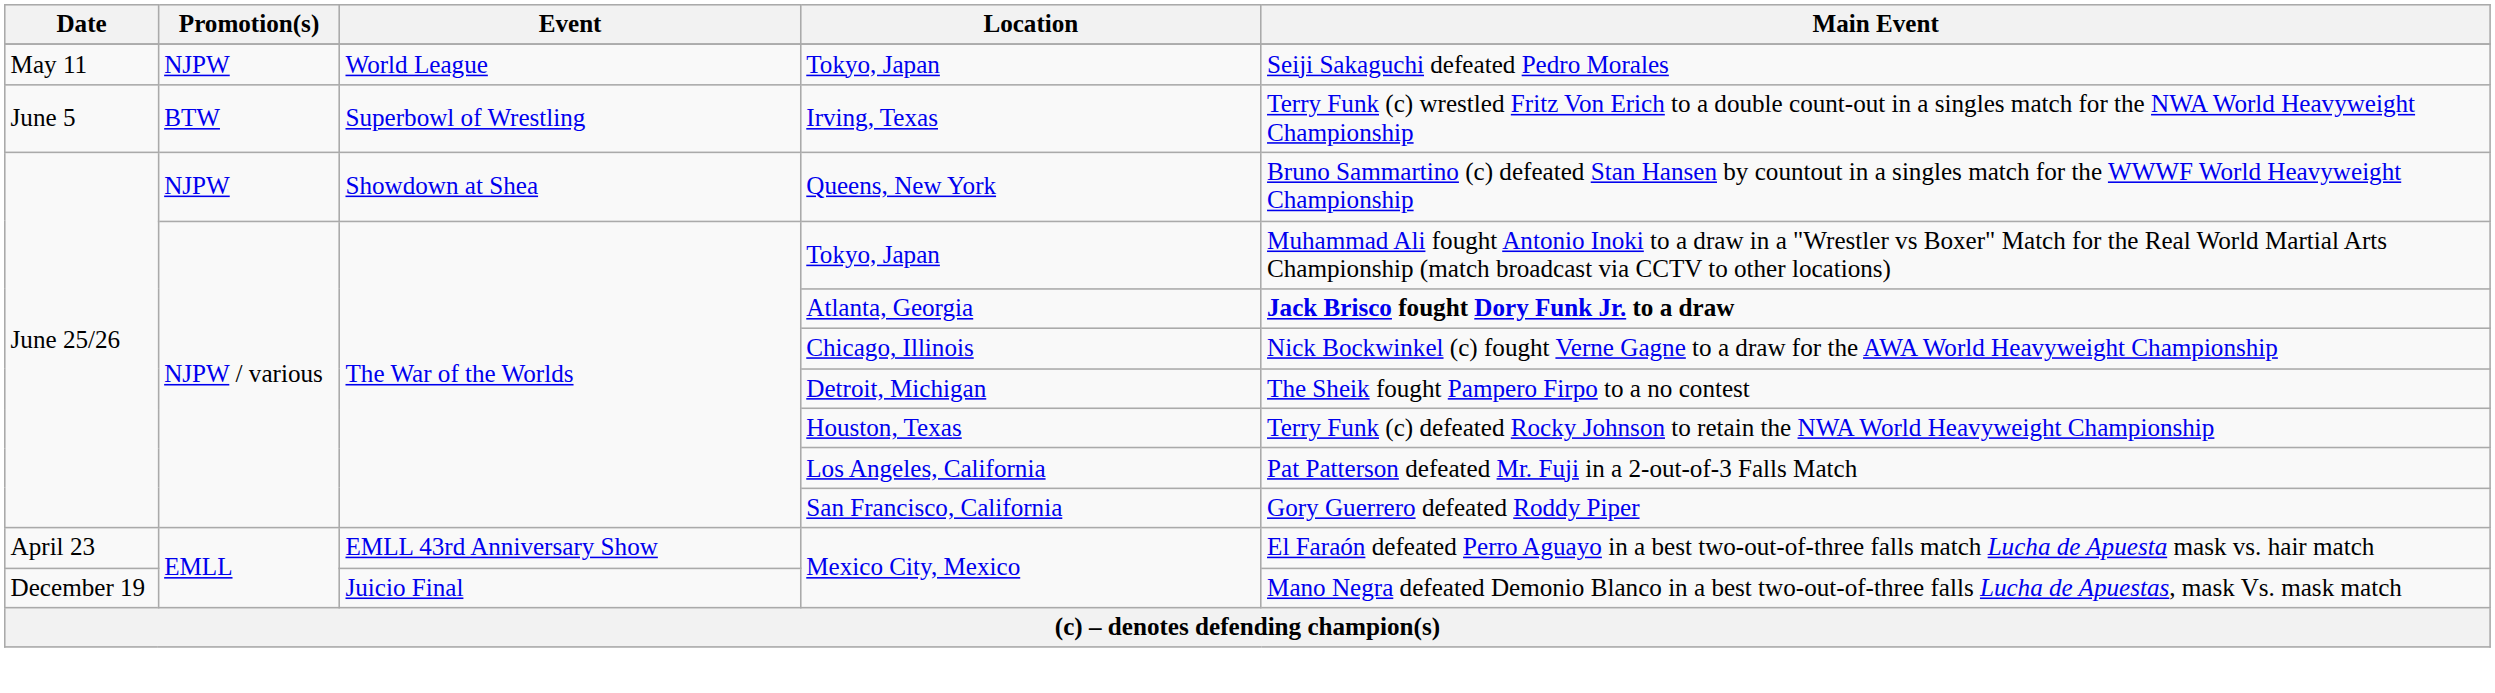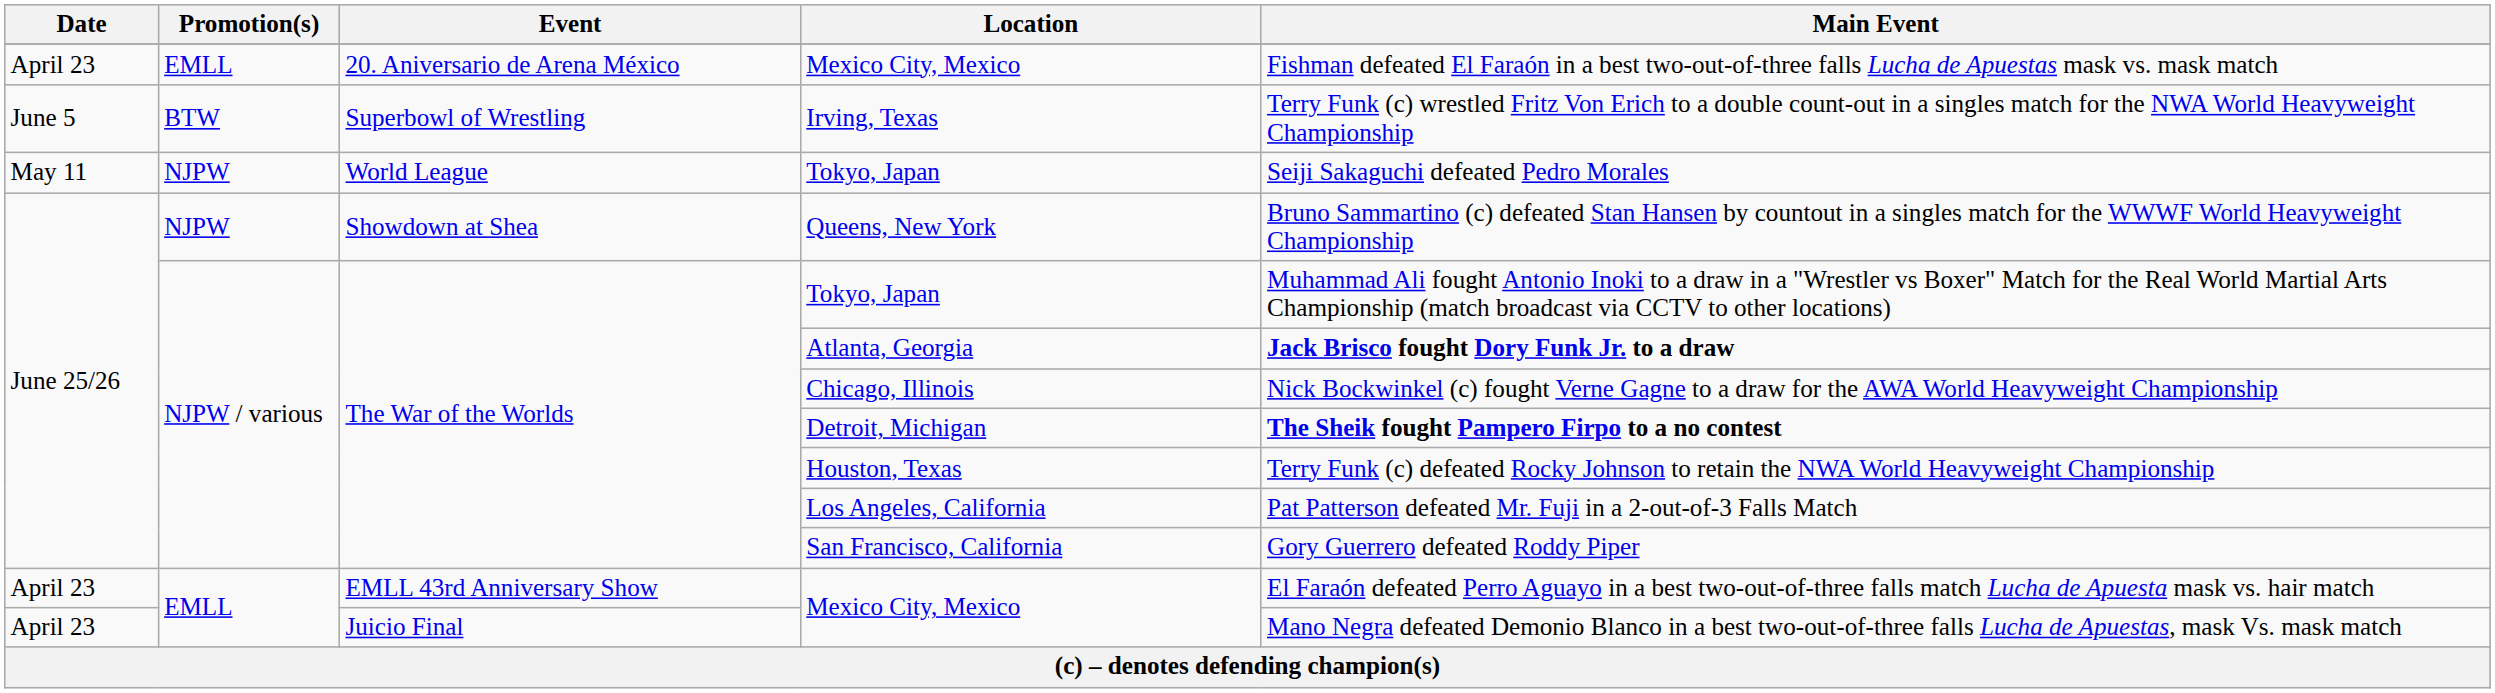+ row: (513, 64)
rows swapped: (417, 64) <-> (465, 118)
(1508, 388) normal -> (1524, 427) bold
(78, 587) December 19 -> (53, 627) April 23
